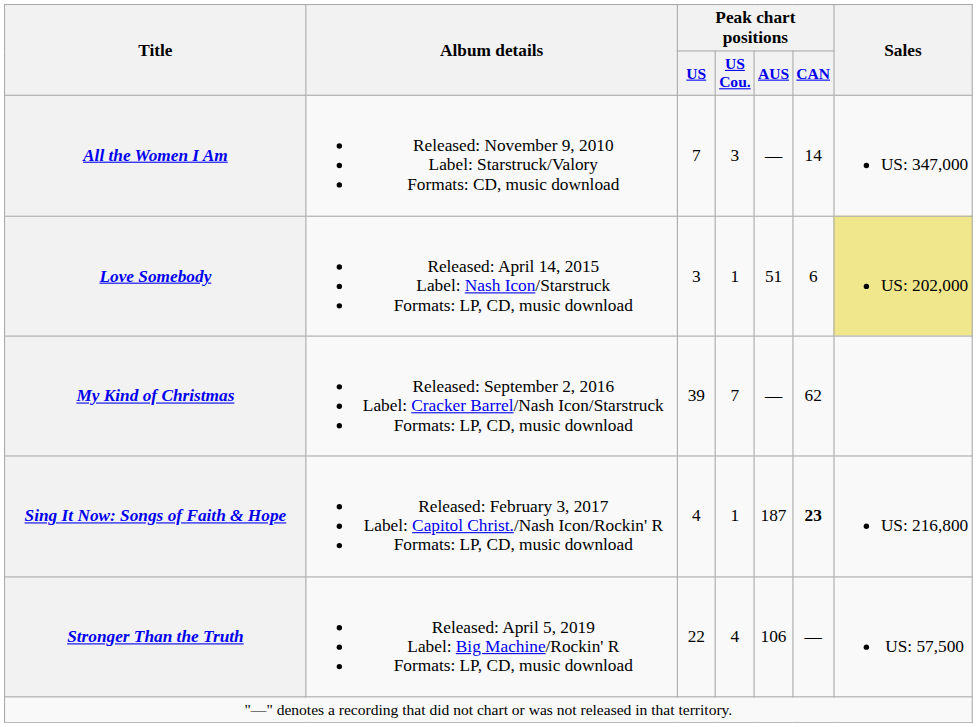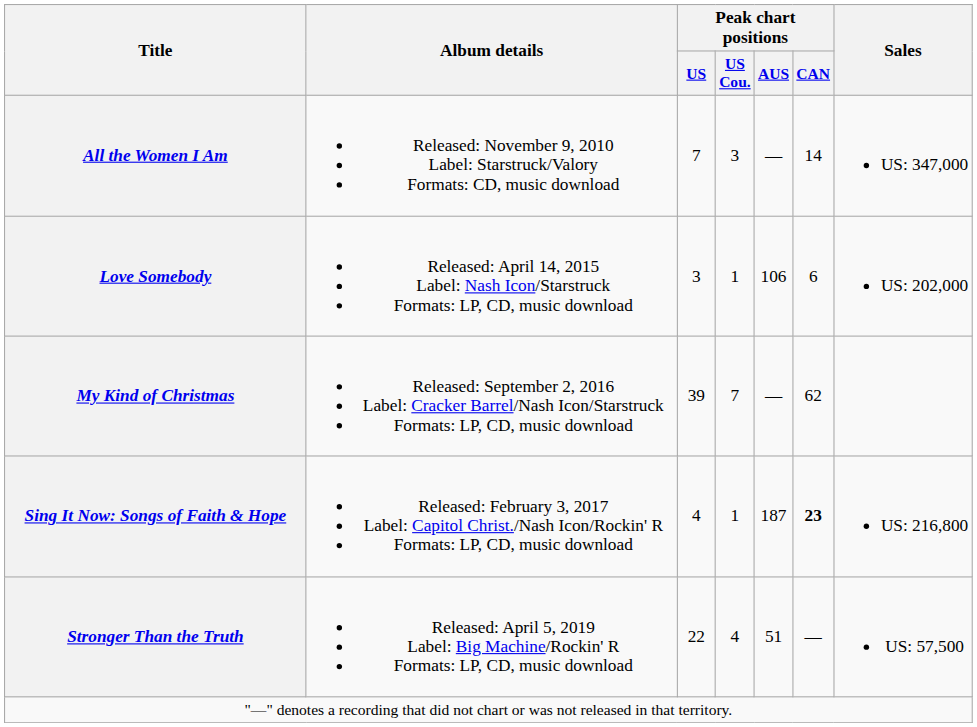(774, 275) 51 -> (774, 275) 106
(903, 286) khaki background -> (903, 286) no background
(774, 636) 106 -> (774, 636) 51
